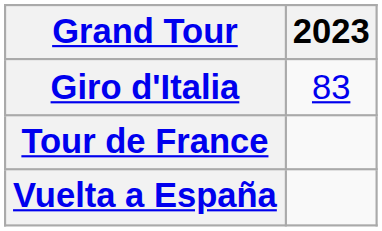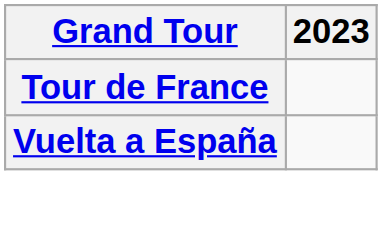- row: (145, 86)
